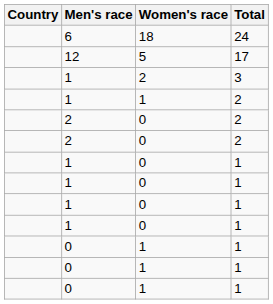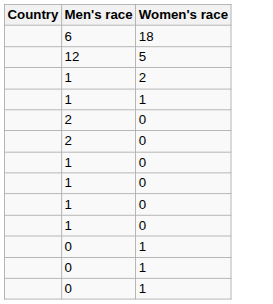- column: (250, 15)
